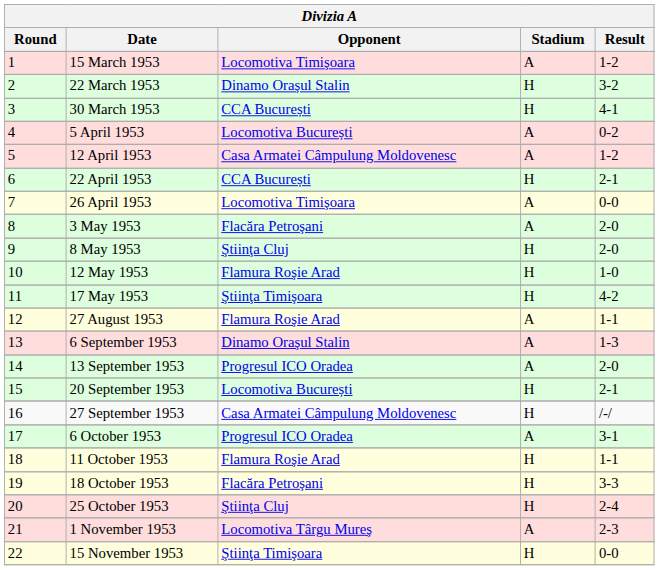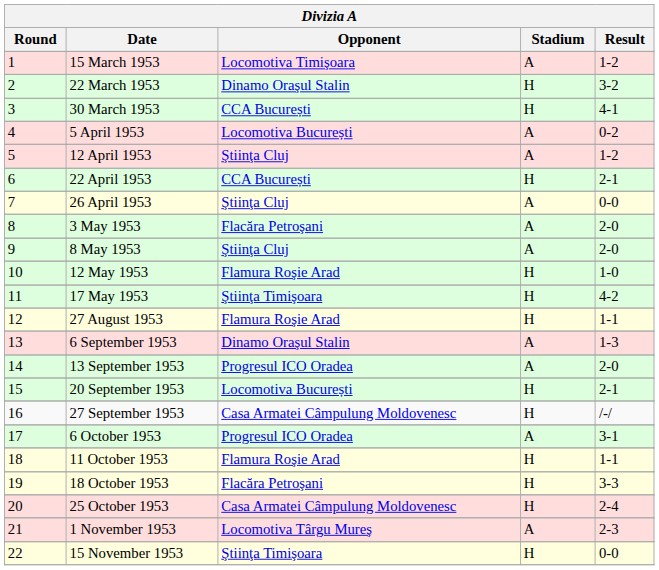(339, 156) Casa Armatei Câmpulung Moldovenesc -> (255, 156) Ştiinţa Cluj
(288, 202) Locomotiva Timişoara -> (255, 202) Ştiinţa Cluj
(529, 249) H -> (529, 249) A
(529, 319) A -> (529, 319) H
(255, 506) Ştiinţa Cluj -> (339, 506) Casa Armatei Câmpulung Moldovenesc
